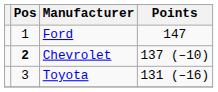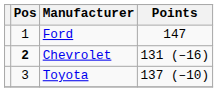(175, 56) 137 (–10) -> (175, 56) 131 (–16)
(175, 77) 131 (–16) -> (175, 77) 137 (–10)
